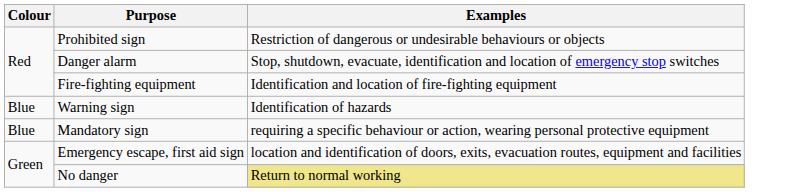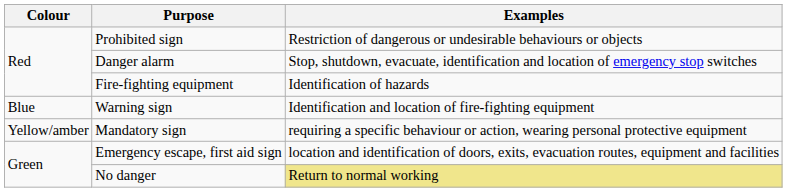(404, 84) Identification and location of fire-fighting equipment -> (359, 84) Identification of hazards
(321, 107) Identification of hazards -> (441, 107) Identification and location of fire-fighting equipment
(21, 130) Blue -> (48, 130) Yellow/amber
